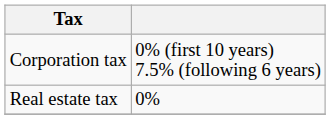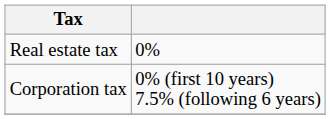rows swapped: (68, 59) <-> (64, 99)
